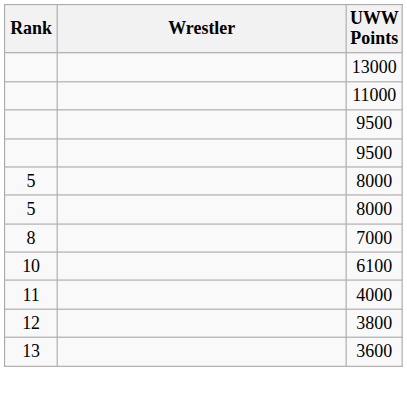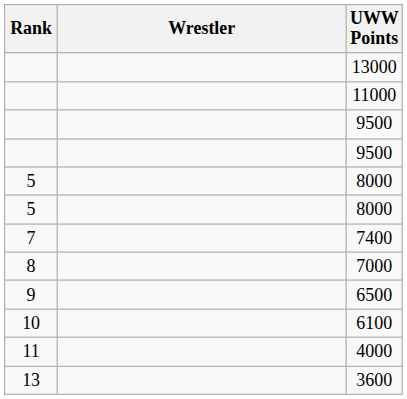+ row: (31, 237)
+ row: (31, 294)
- row: (31, 323)
